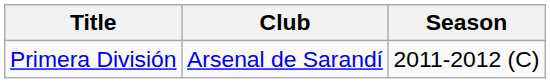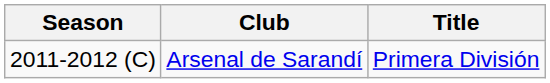columns swapped: (466, 22) <-> (93, 22)
